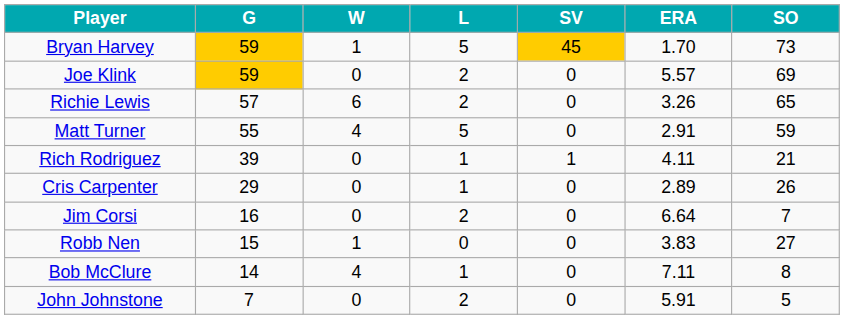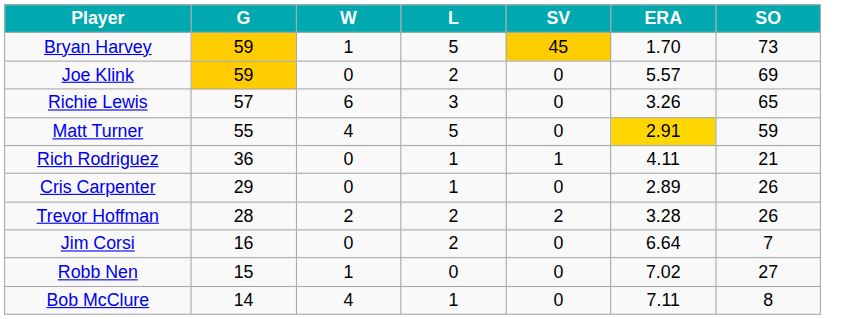(464, 103) 2 -> (453, 103) 3
(678, 131) no background -> (663, 131) gold background
(249, 159) 39 -> (244, 159) 36
+ row: (98, 215)
(678, 243) 3.83 -> (663, 272) 7.02
- row: (100, 300)
